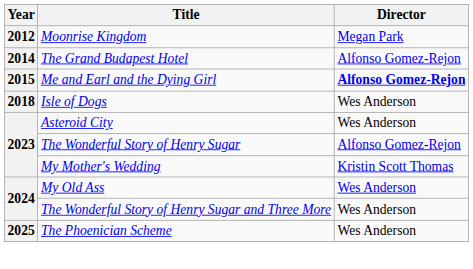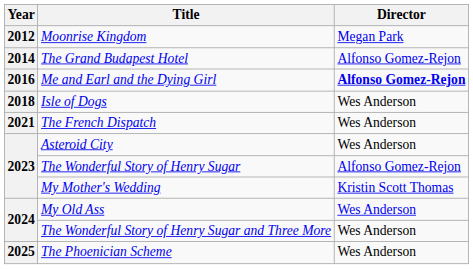(21, 79) 2015 -> (21, 79) 2016
+ row: (99, 123)
